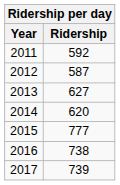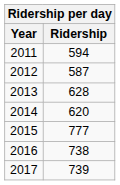(79, 53) 592 -> (79, 53) 594
(79, 92) 627 -> (79, 92) 628
